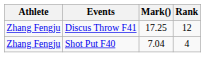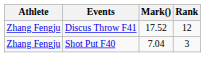(156, 28) 17.25 -> (156, 28) 17.52
(187, 44) 4 -> (187, 44) 3
